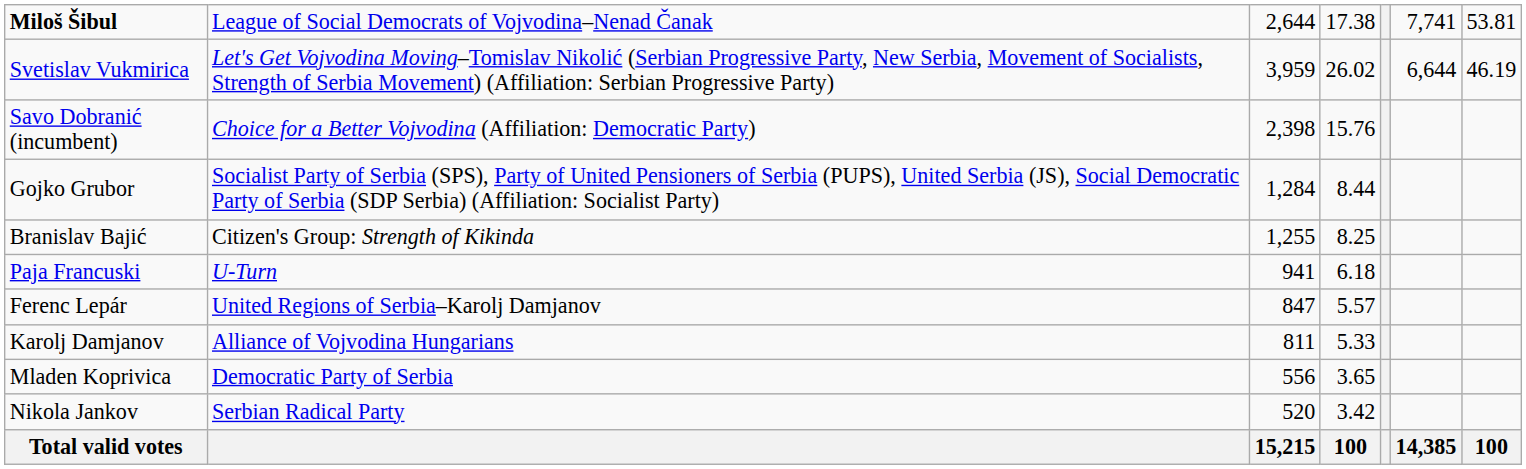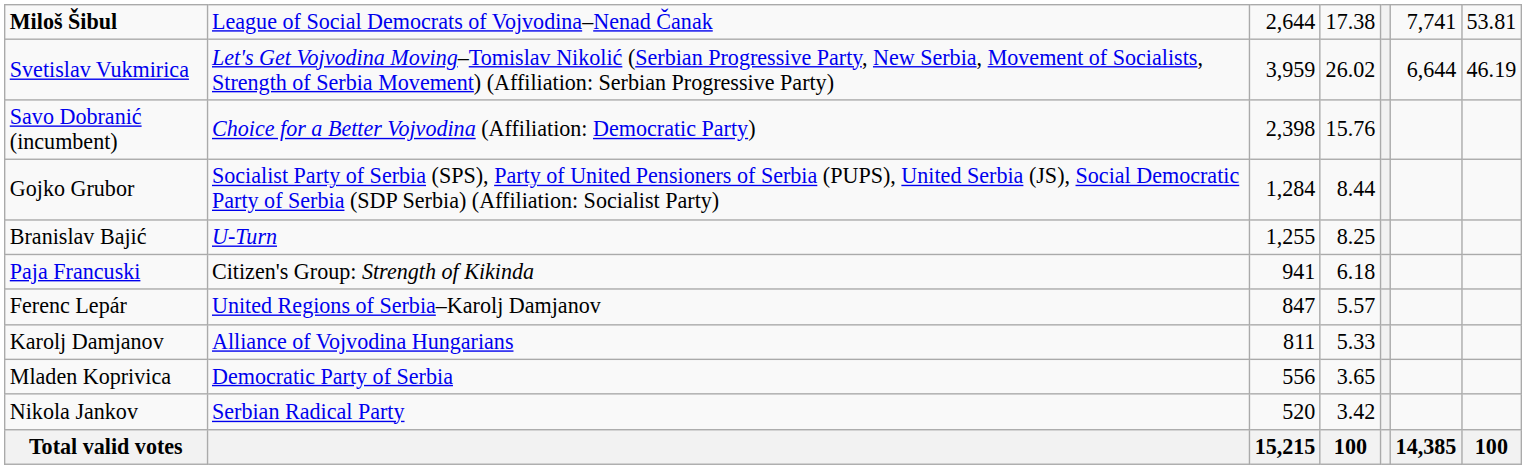(373, 236) Citizen's Group: Strength of Kikinda -> (245, 236) U-Turn
(245, 271) U-Turn -> (373, 271) Citizen's Group: Strength of Kikinda
